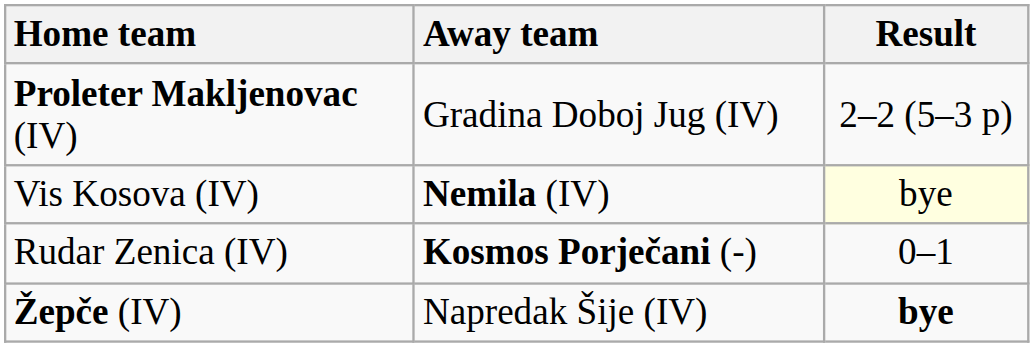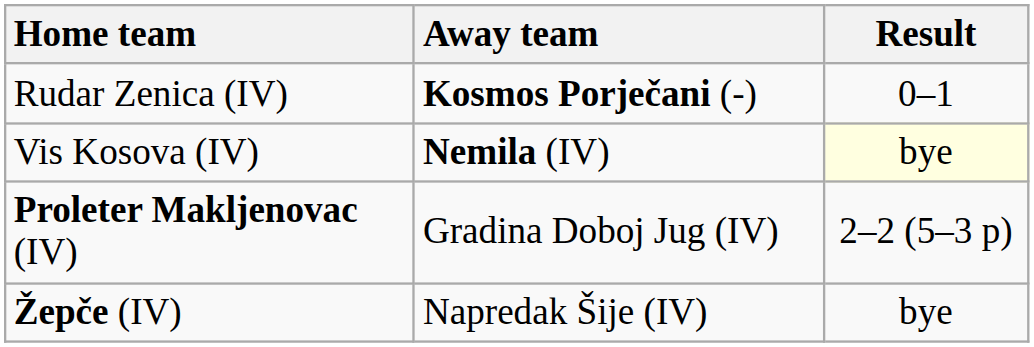rows swapped: (151, 252) <-> (186, 113)
(926, 311) bold -> (926, 311) normal
